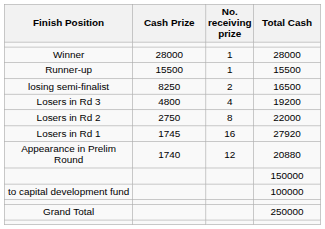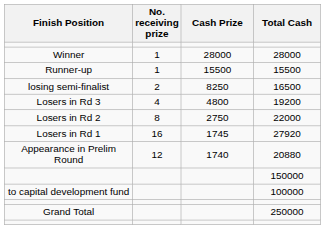columns swapped: (169, 23) <-> (230, 23)
